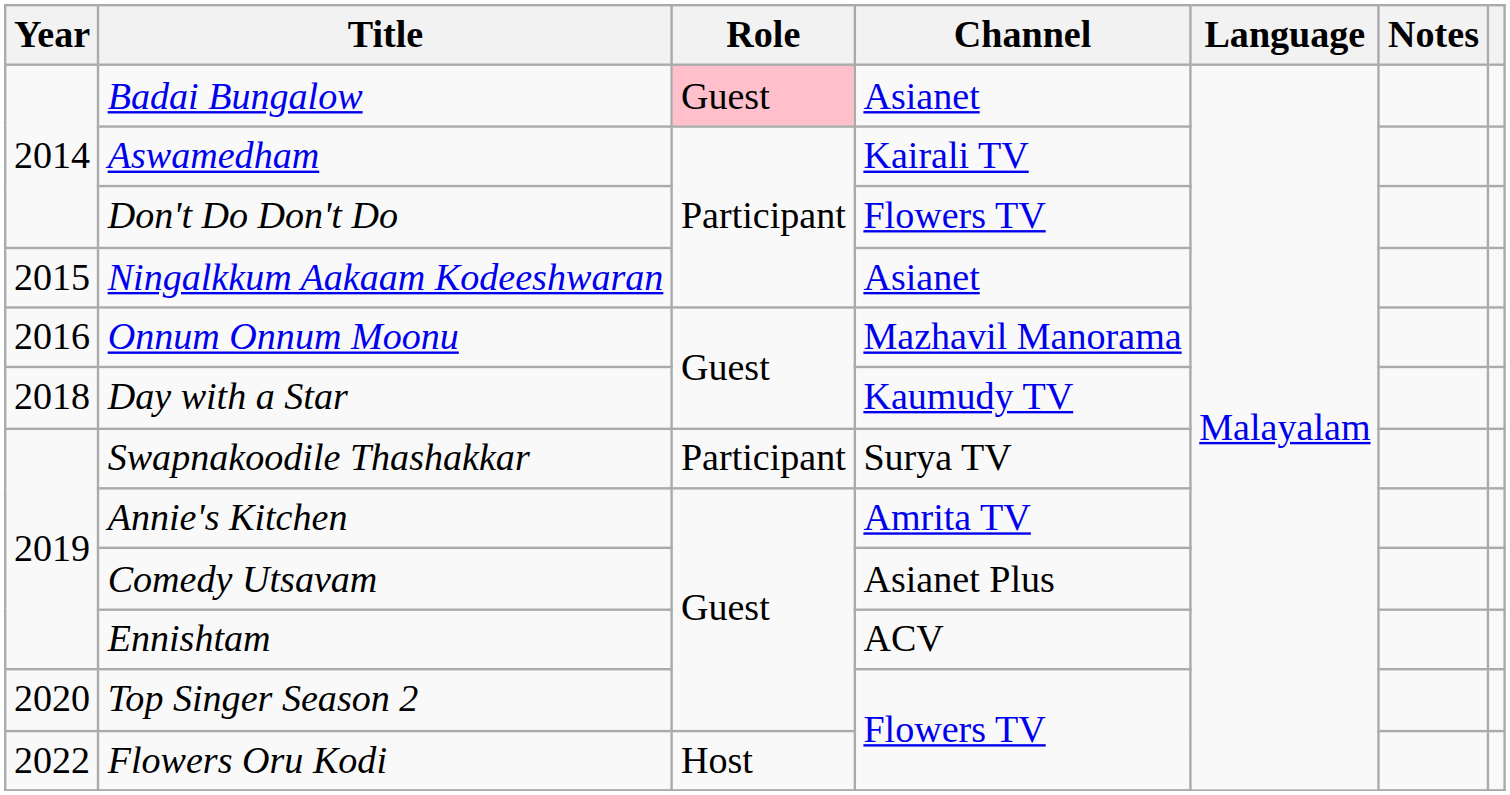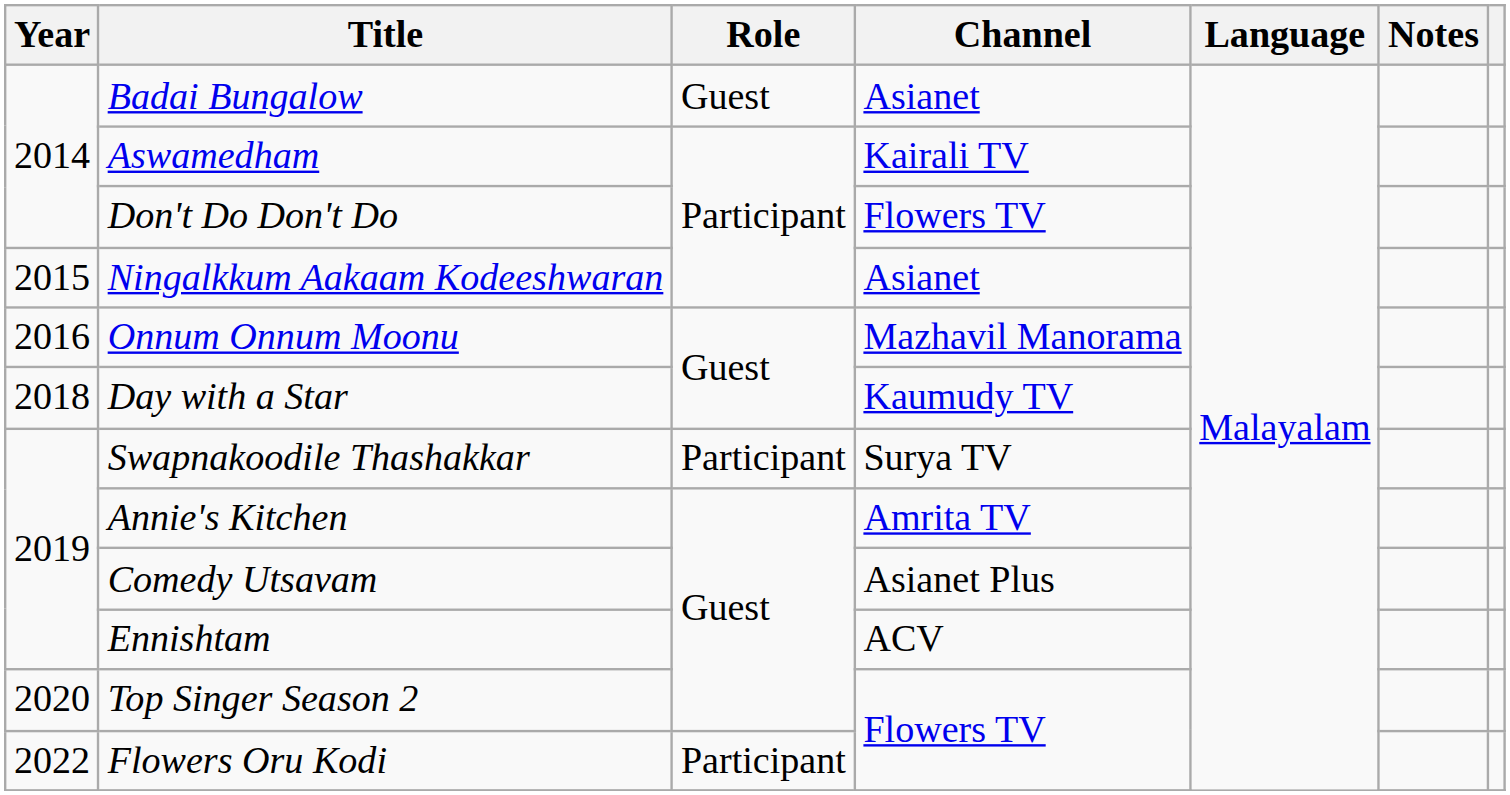(725, 95) pink background -> (725, 95) no background
(717, 759) Host -> (763, 759) Participant
